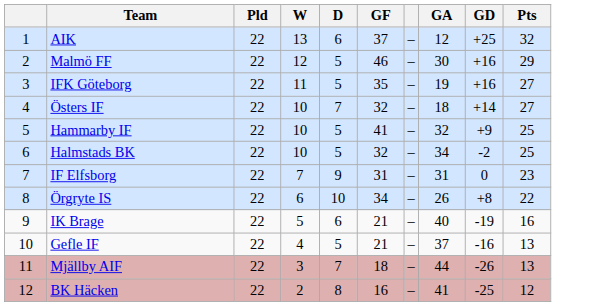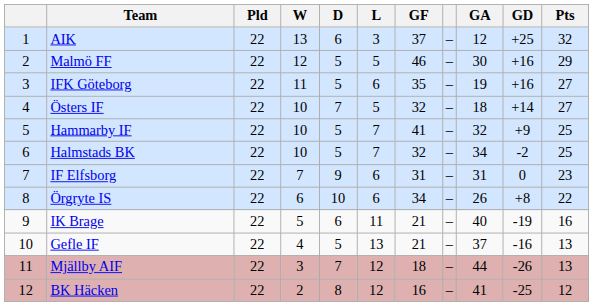+ column: (376, 15)
